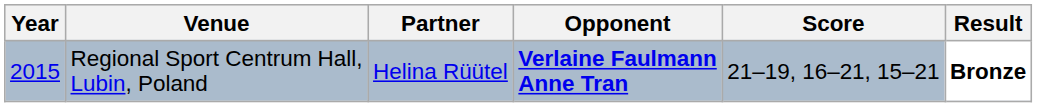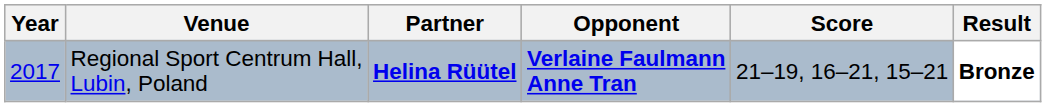(35, 71) 2015 -> (35, 71) 2017
(440, 71) normal -> (445, 71) bold
